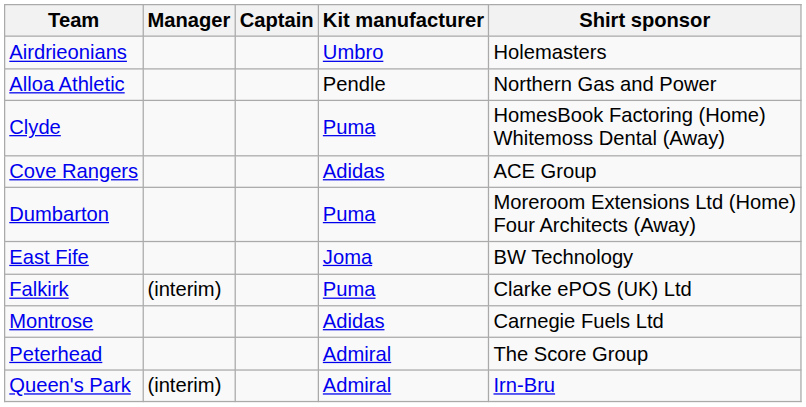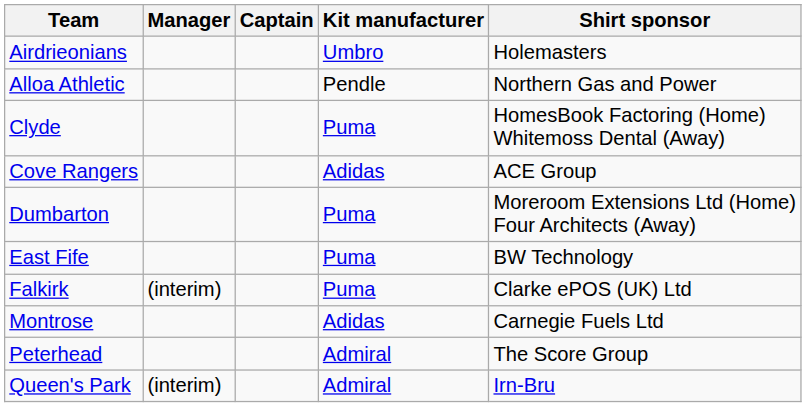(348, 257) Joma -> (349, 257) Puma
